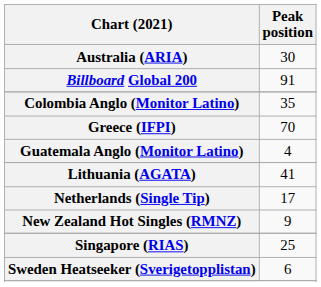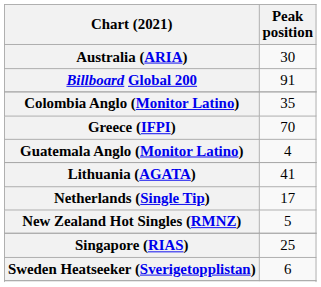(288, 221) 9 -> (288, 221) 5
